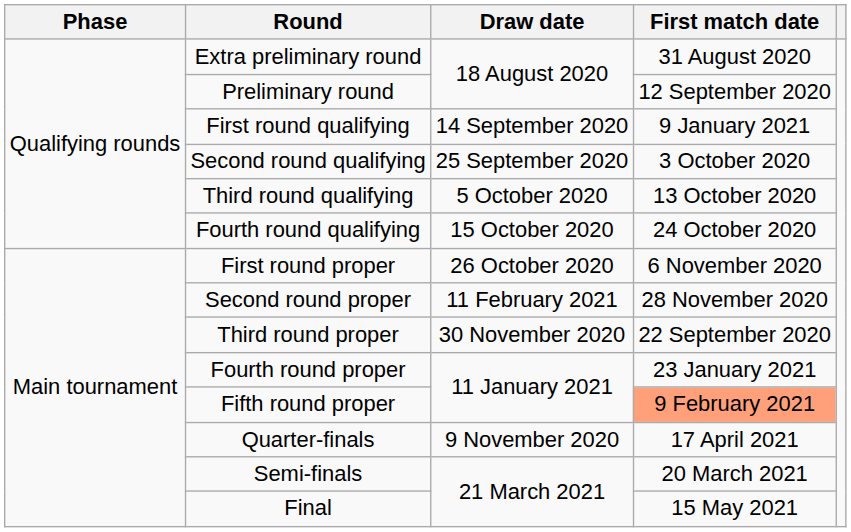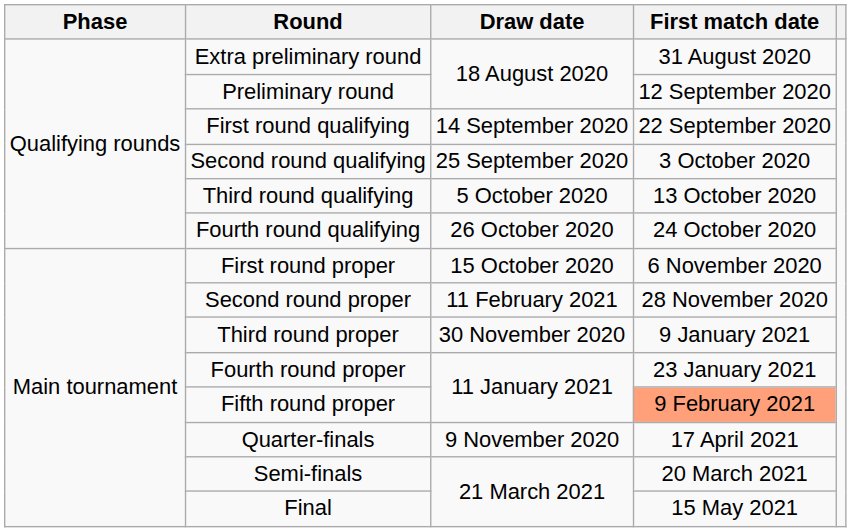(735, 126) 9 January 2021 -> (735, 126) 22 September 2020
(532, 230) 15 October 2020 -> (532, 230) 26 October 2020
(532, 265) 26 October 2020 -> (532, 265) 15 October 2020
(735, 334) 22 September 2020 -> (735, 334) 9 January 2021
